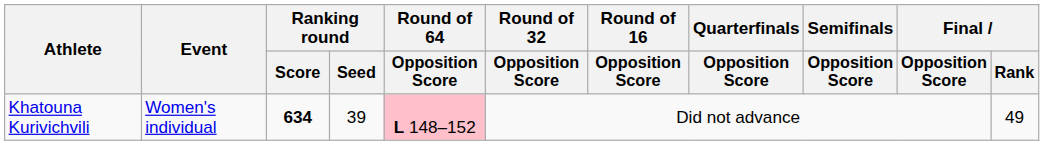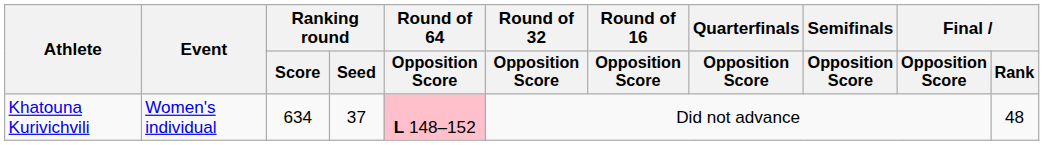(298, 118) bold -> (298, 118) normal
(356, 118) 39 -> (356, 118) 37
(1014, 118) 49 -> (1014, 118) 48
